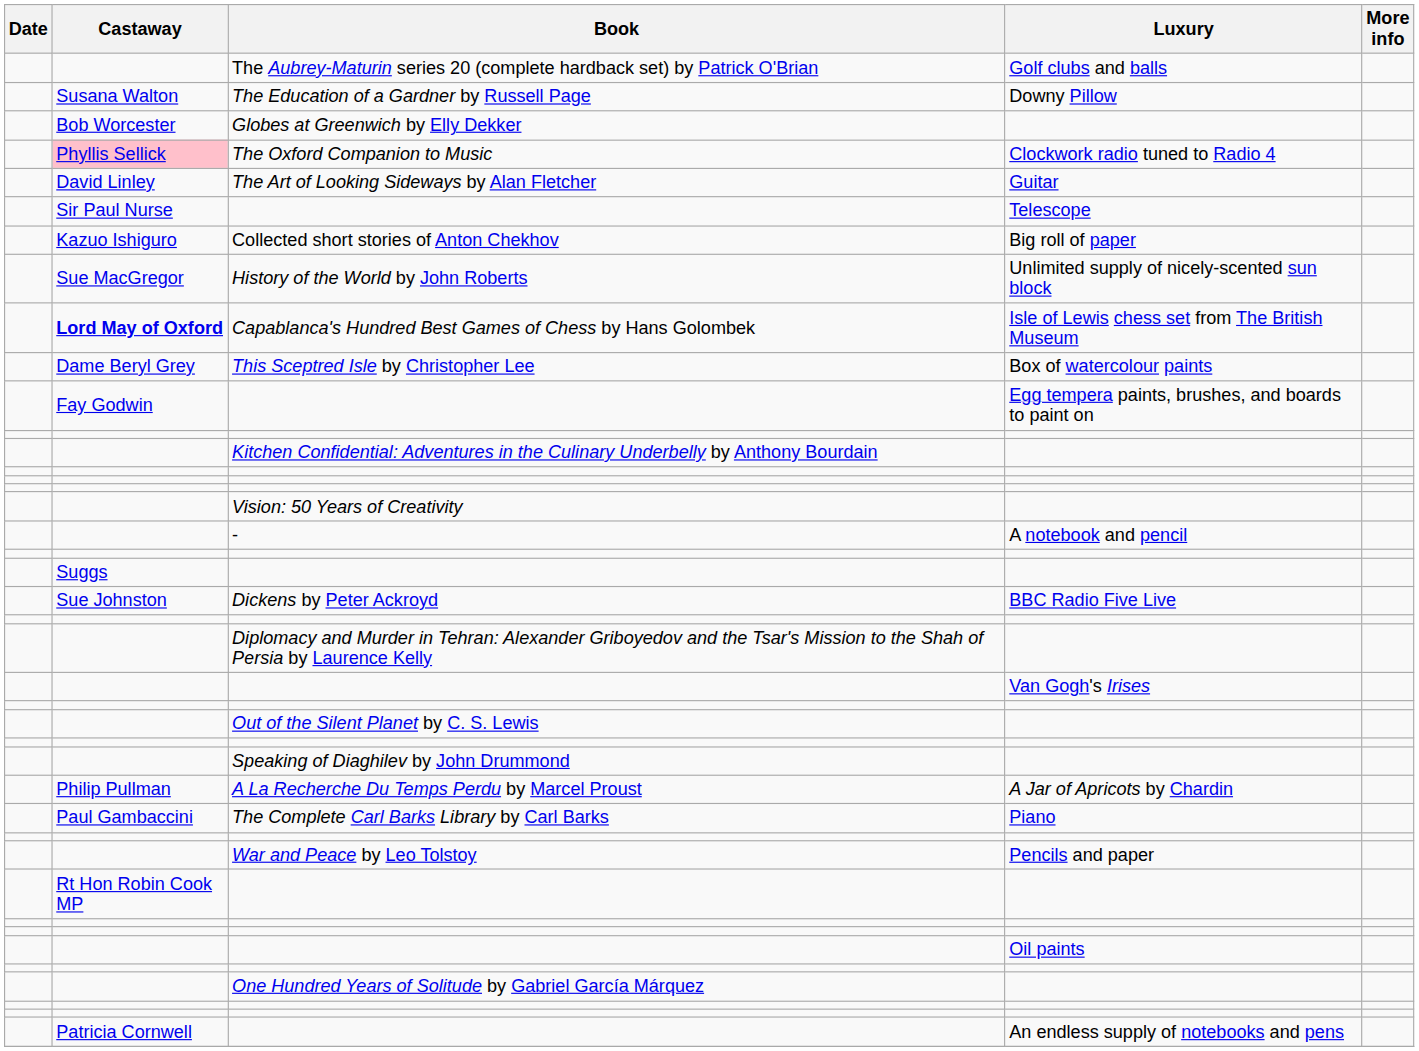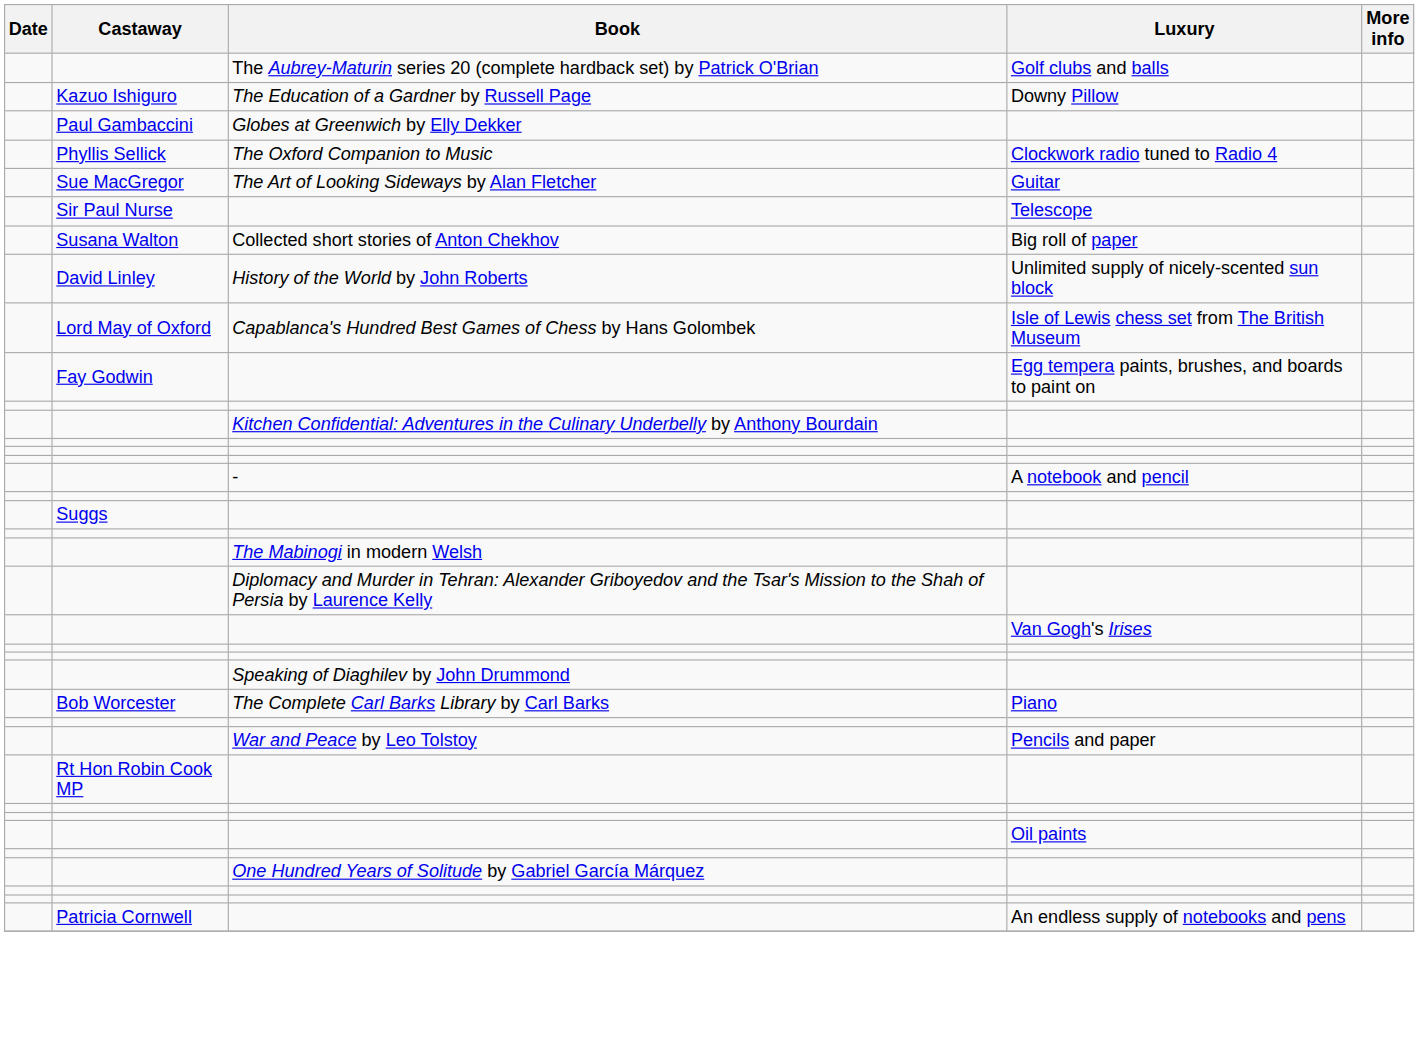(117, 96) Susana Walton -> (117, 96) Kazuo Ishiguro
(116, 125) Bob Worcester -> (125, 125) Paul Gambaccini
(111, 153) pink background -> (111, 153) no background
(106, 182) David Linley -> (120, 182) Sue MacGregor
(117, 239) Kazuo Ishiguro -> (117, 239) Susana Walton
(120, 278) Sue MacGregor -> (106, 278) David Linley
(140, 327) bold -> (134, 327) normal
- row: (383, 366)
- row: (347, 506)
- row: (335, 600)
+ row: (357, 551)
- row: (385, 723)
- row: (437, 789)
(125, 818) Paul Gambaccini -> (116, 703) Bob Worcester
